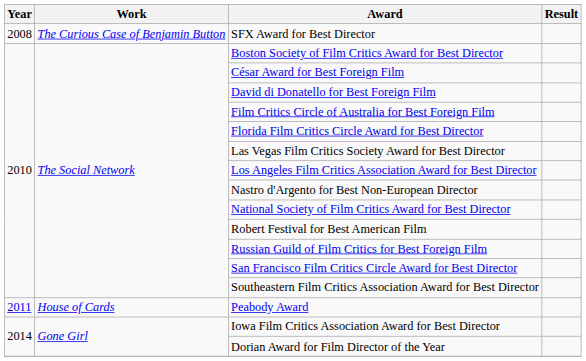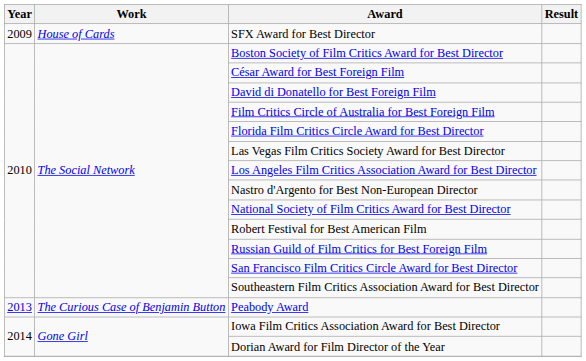(20, 33) 2008 -> (20, 33) 2009
(131, 33) The Curious Case of Benjamin Button -> (76, 33) House of Cards
(19, 307) 2011 -> (20, 307) 2013
(76, 307) House of Cards -> (131, 307) The Curious Case of Benjamin Button
